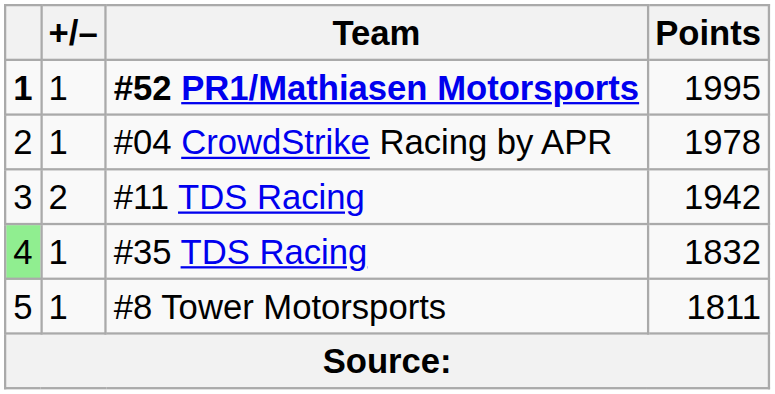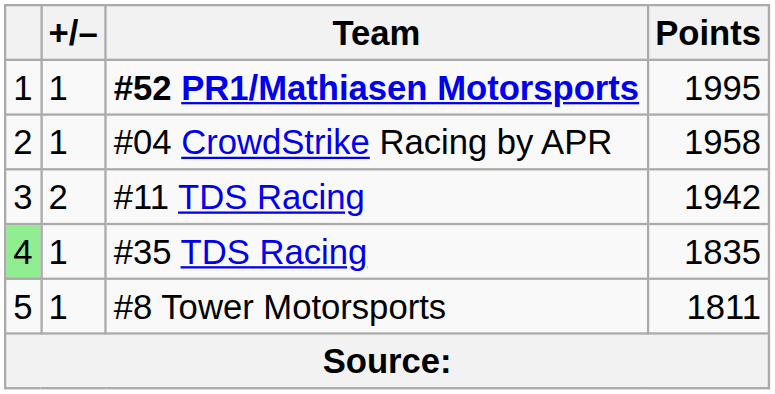(23, 88) bold -> (23, 88) normal
(723, 142) 1978 -> (723, 142) 1958
(723, 252) 1832 -> (723, 252) 1835
